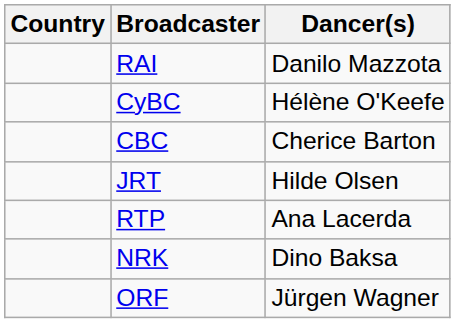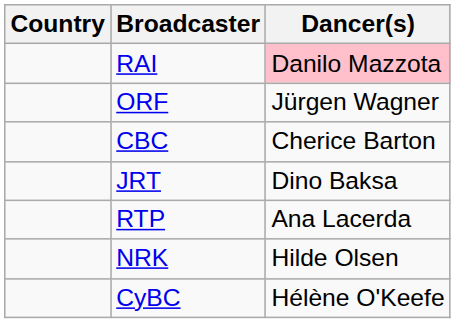(356, 63) no background -> (356, 63) pink background
rows swapped: (148, 102) <-> (142, 297)
(335, 180) Hilde Olsen -> (334, 180) Dino Baksa
(334, 258) Dino Baksa -> (335, 258) Hilde Olsen
